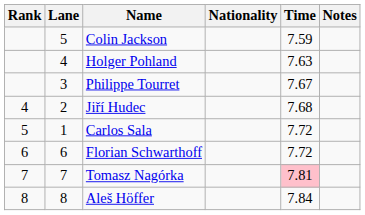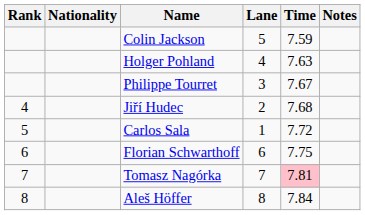columns swapped: (64, 15) <-> (243, 15)
(300, 152) 7.72 -> (300, 152) 7.75
